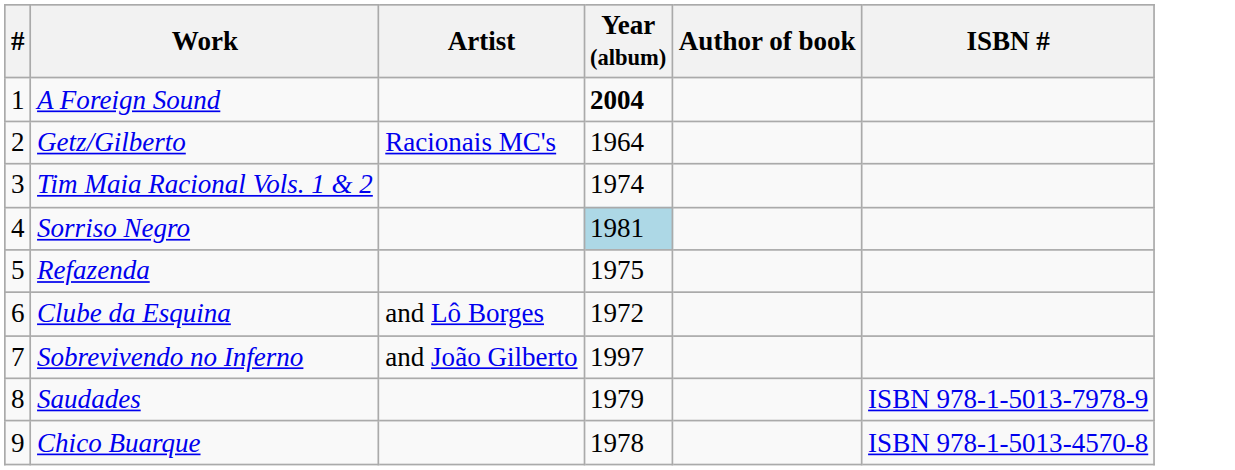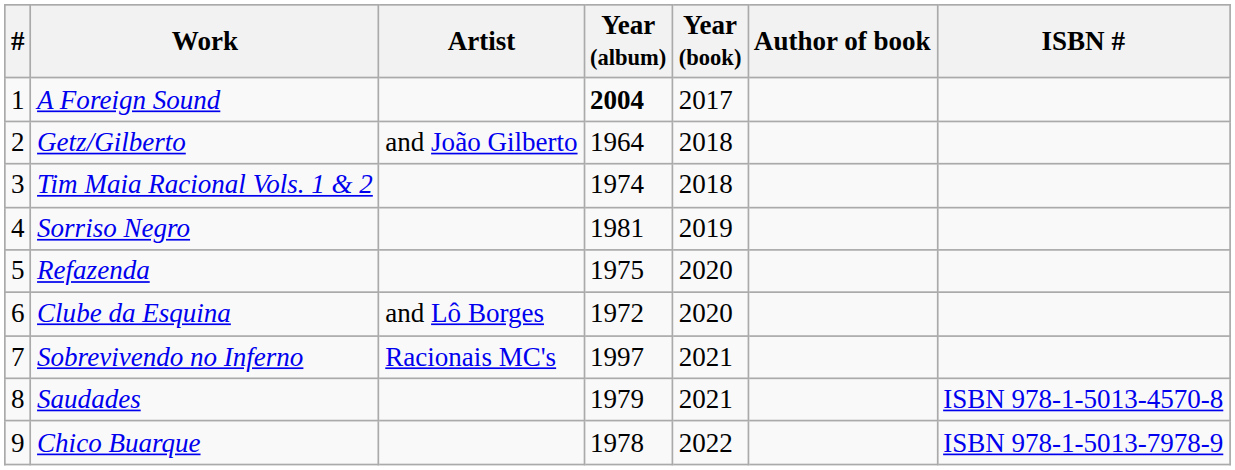+ column: (710, 41)
(471, 142) Racionais MC's -> (481, 142) and João Gilberto
(617, 227) lightblue background -> (617, 227) no background
(481, 356) and João Gilberto -> (471, 356) Racionais MC's
(1008, 399) ISBN 978-1-5013-7978-9 -> (1083, 399) ISBN 978-1-5013-4570-8
(1008, 442) ISBN 978-1-5013-4570-8 -> (1083, 442) ISBN 978-1-5013-7978-9
